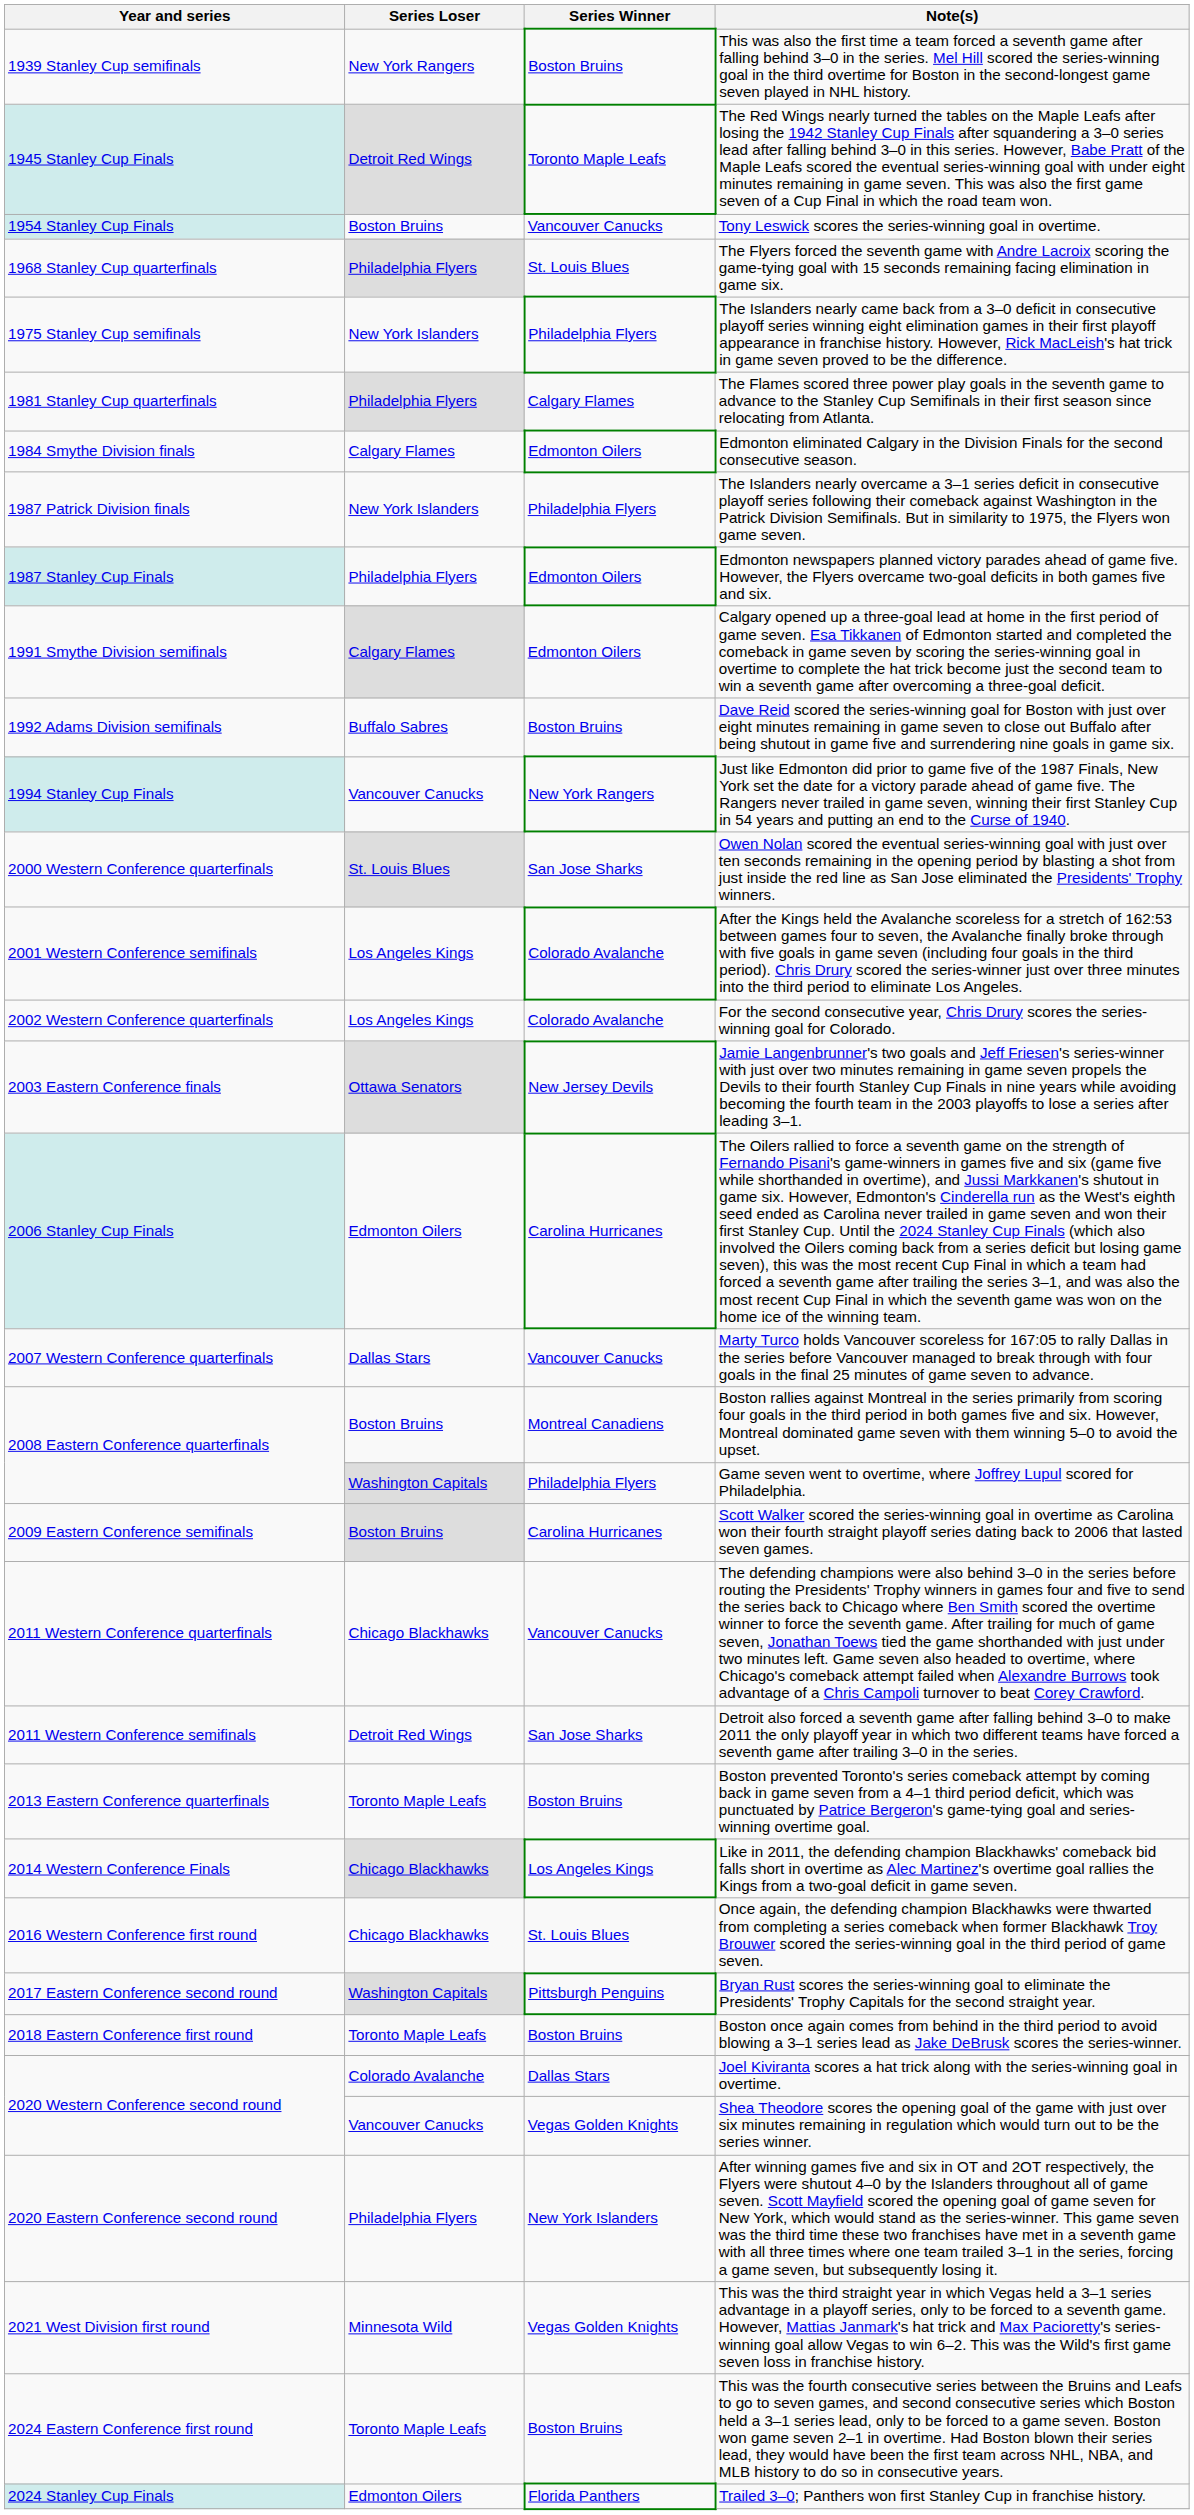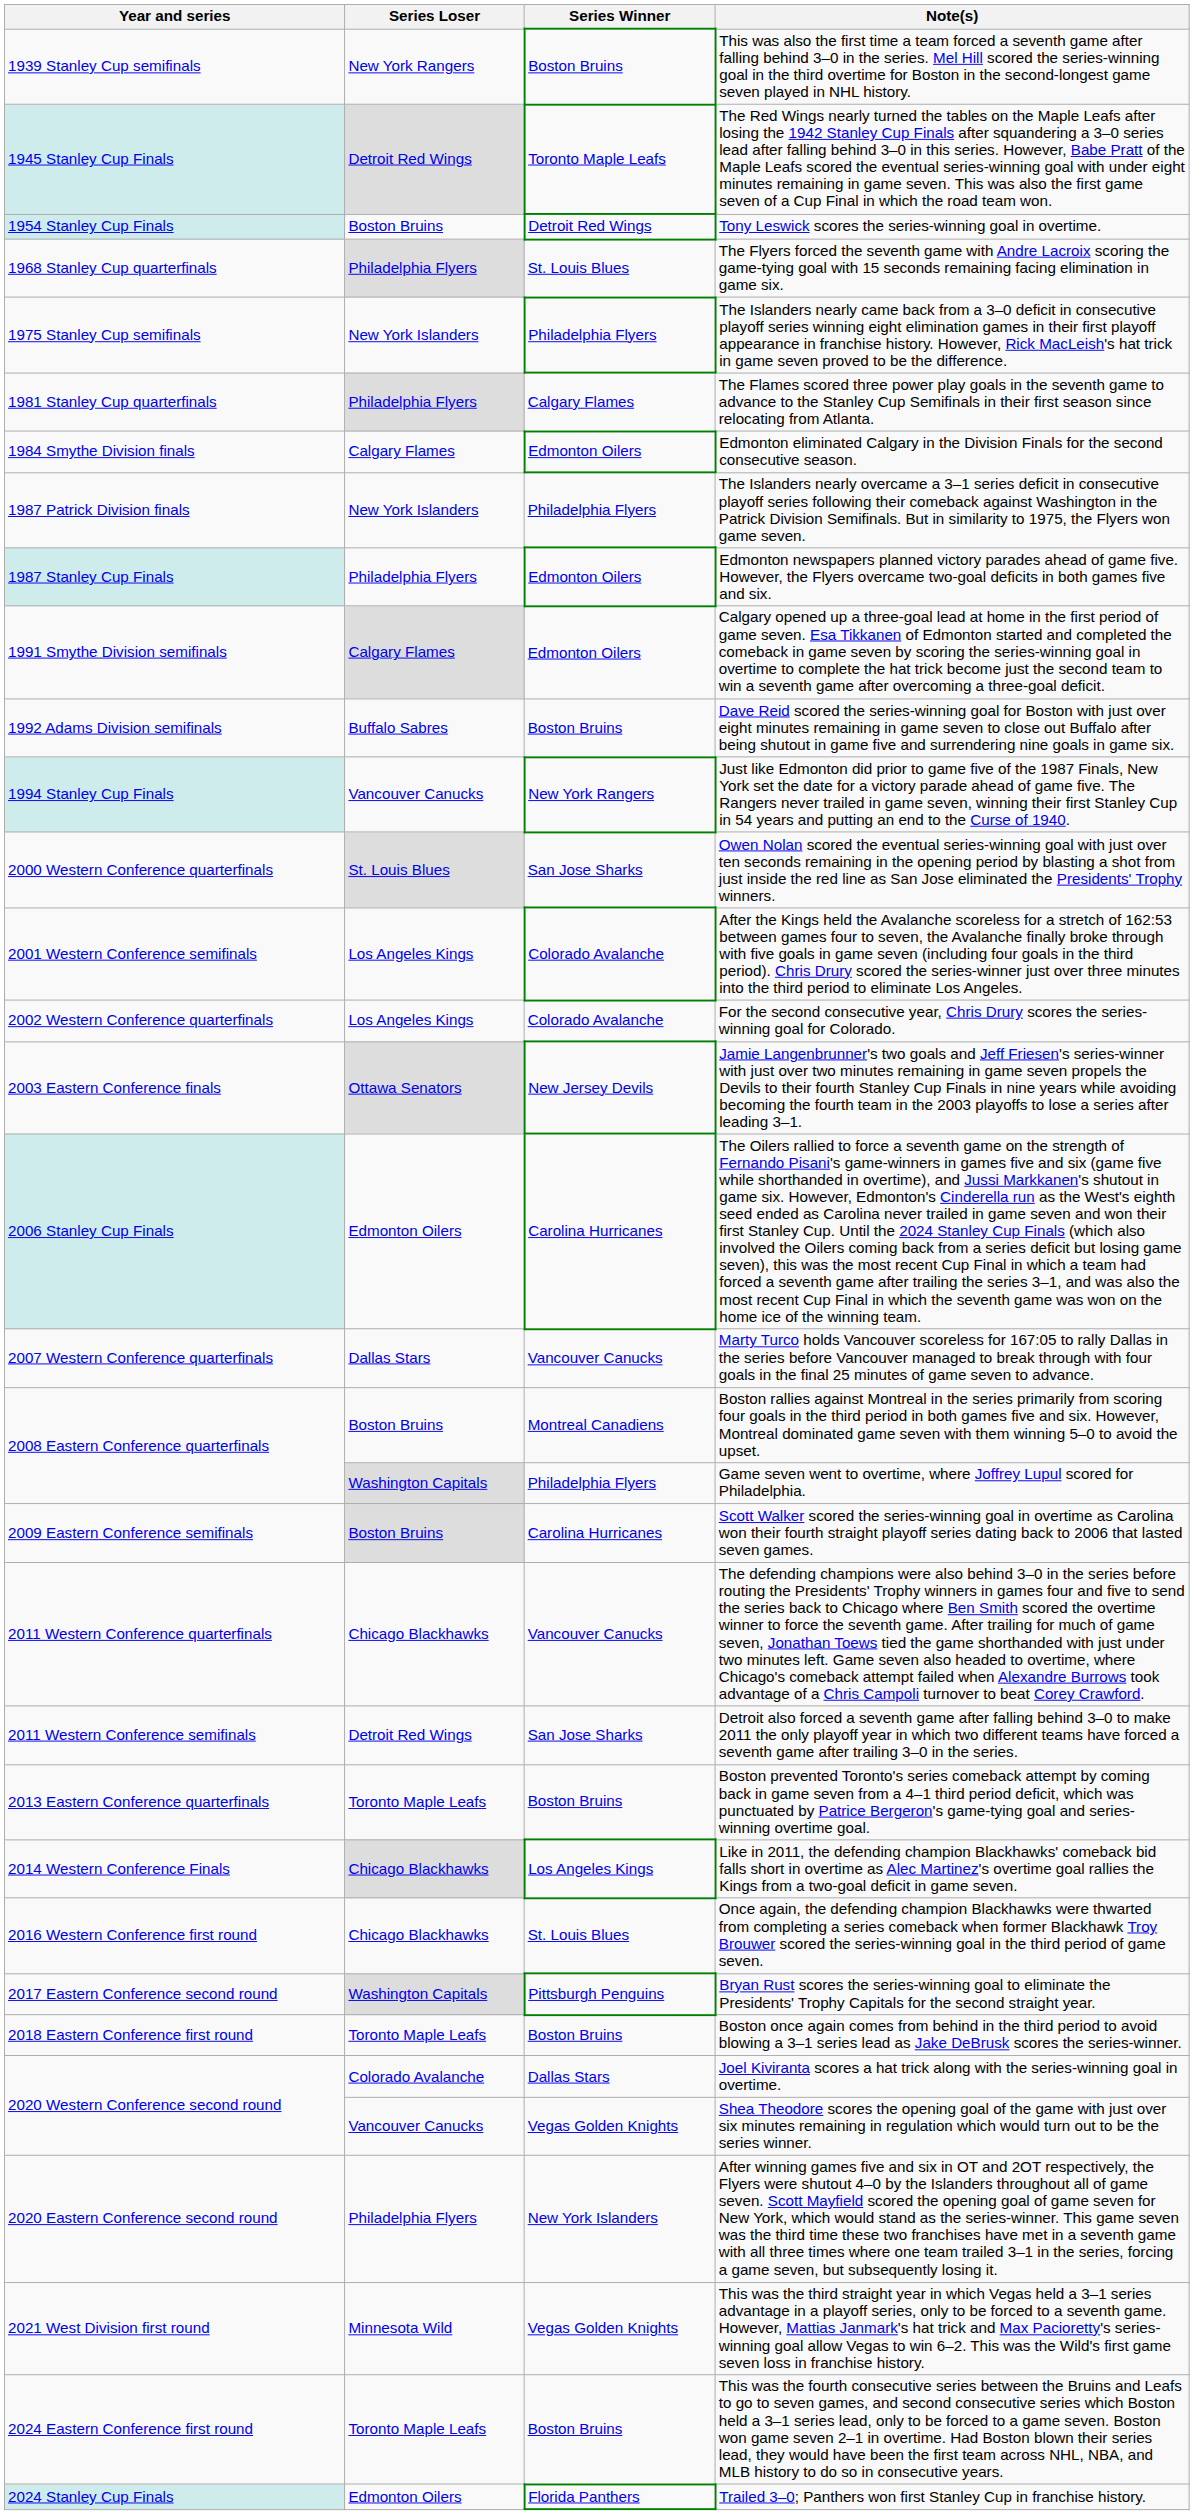(595, 226) Vancouver Canucks -> (590, 226) Detroit Red Wings
